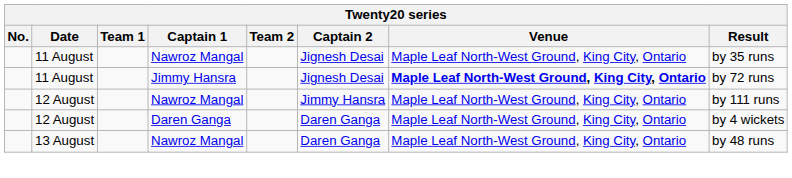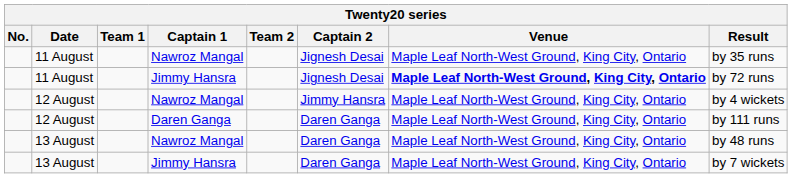(746, 99) by 111 runs -> (748, 99) by 4 wickets
(748, 120) by 4 wickets -> (746, 120) by 111 runs
+ row: (65, 162)
